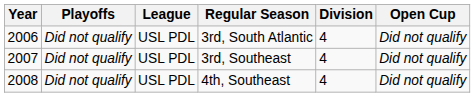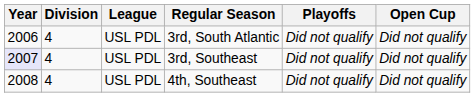columns swapped: (346, 15) <-> (88, 15)
(23, 59) no background -> (23, 59) lavender background
